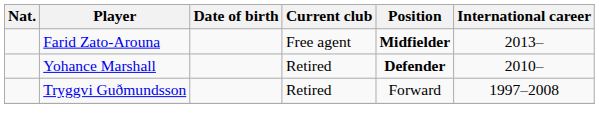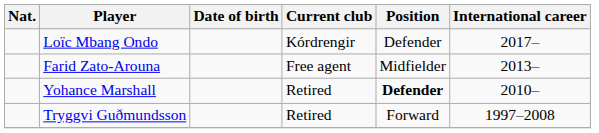+ row: (101, 41)
(415, 41) bold -> (413, 66) normal
